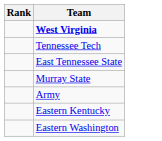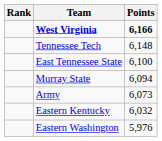+ column: (141, 12)
